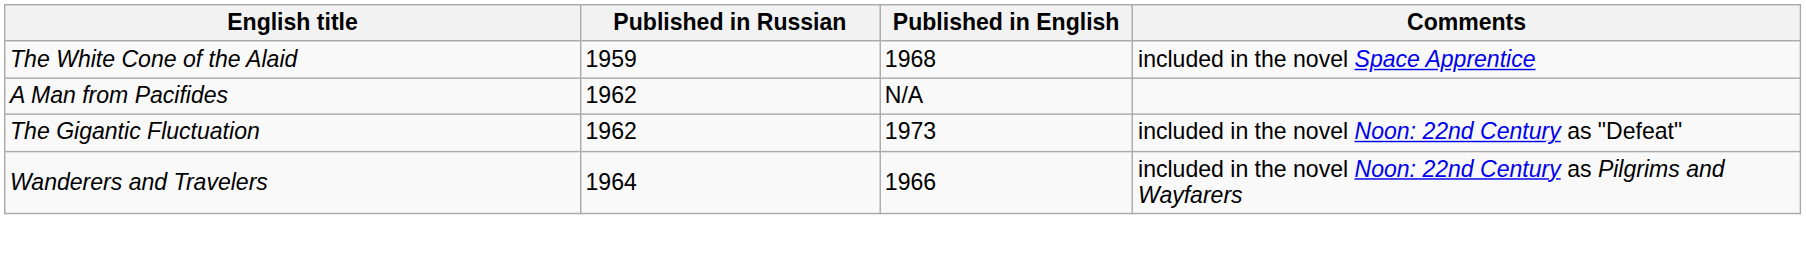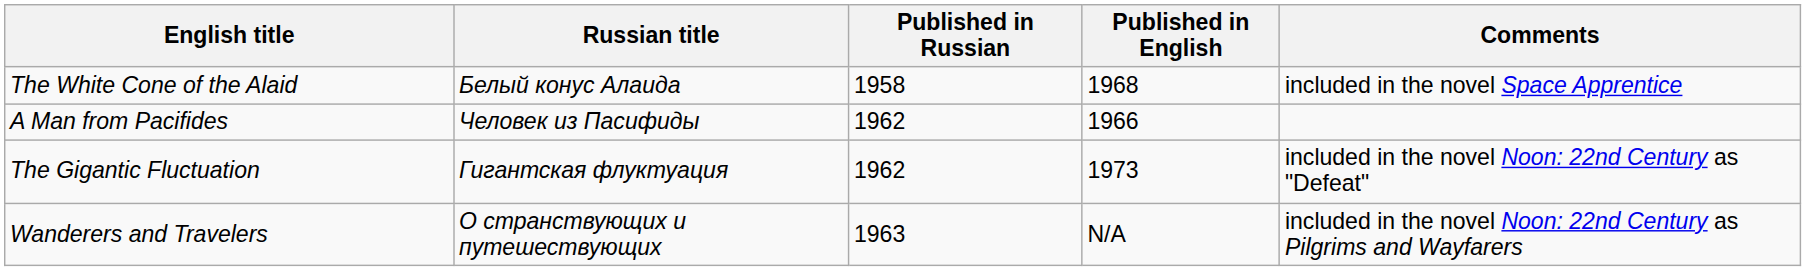+ column: (651, 35)
(611, 59) 1959 -> (880, 85) 1958
(904, 95) N/A -> (1113, 121) 1966
(611, 181) 1964 -> (880, 233) 1963
(910, 181) 1966 -> (1107, 233) N/A
